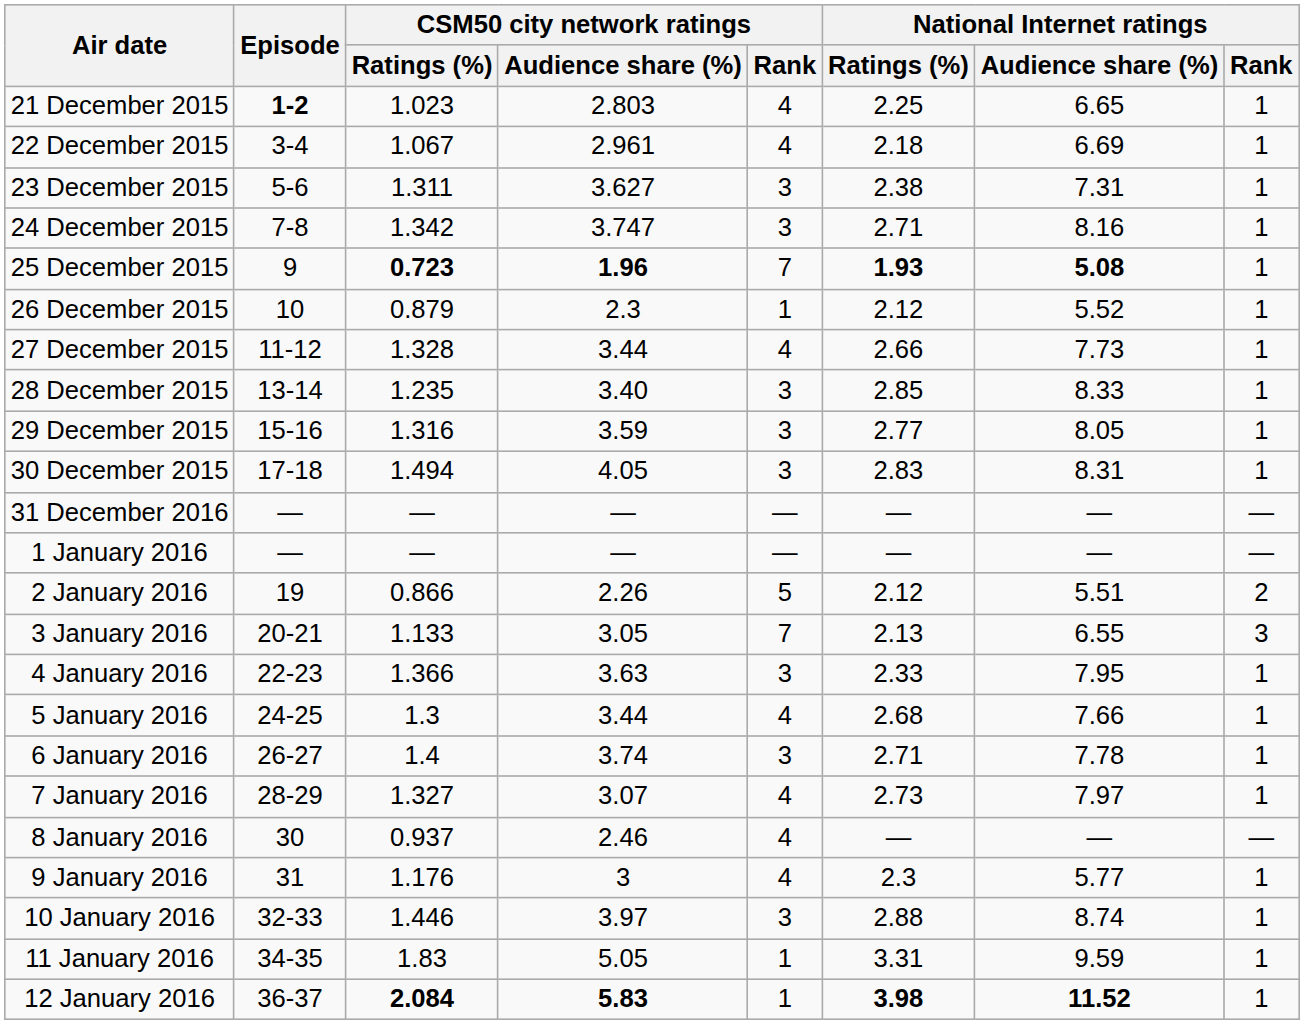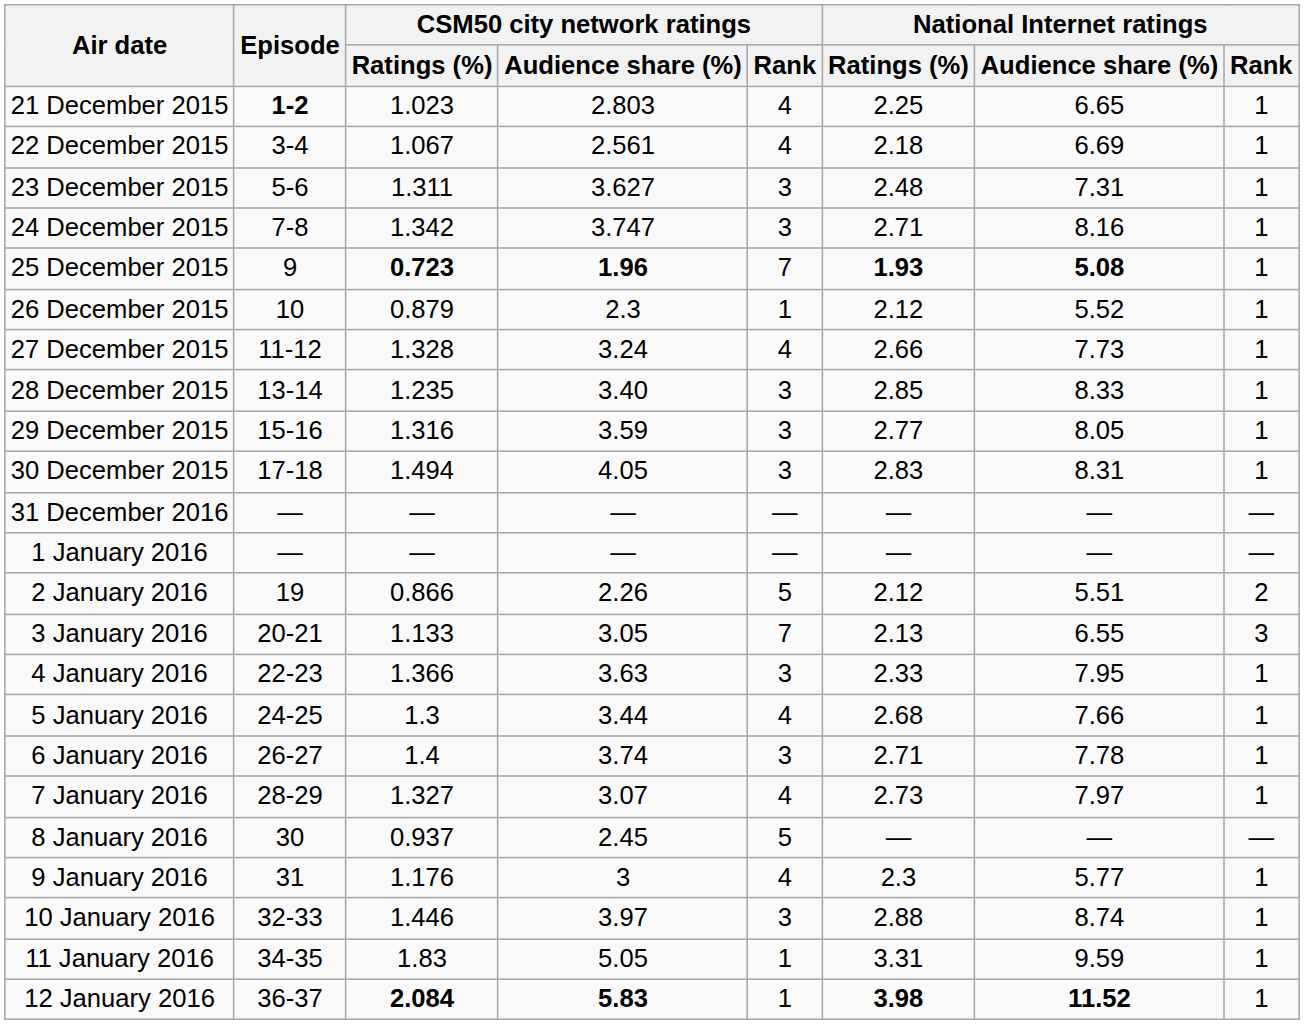(623, 146) 2.961 -> (623, 146) 2.561
(898, 187) 2.38 -> (898, 187) 2.48
(623, 349) 3.44 -> (623, 349) 3.24
(623, 836) 2.46 -> (623, 836) 2.45
(785, 836) 4 -> (785, 836) 5
